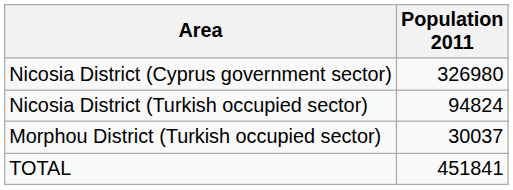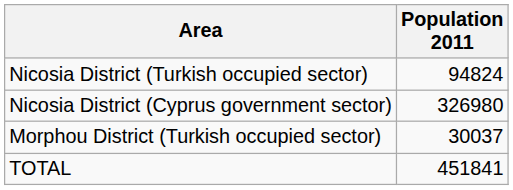rows swapped: (200, 74) <-> (189, 105)
